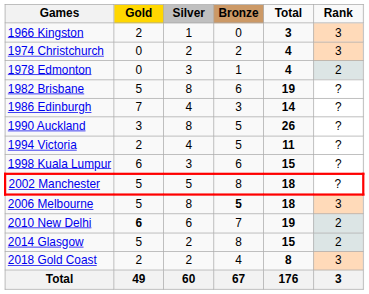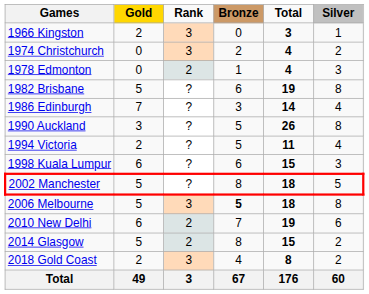columns swapped: (189, 13) <-> (338, 13)
(139, 223) bold -> (139, 223) normal
